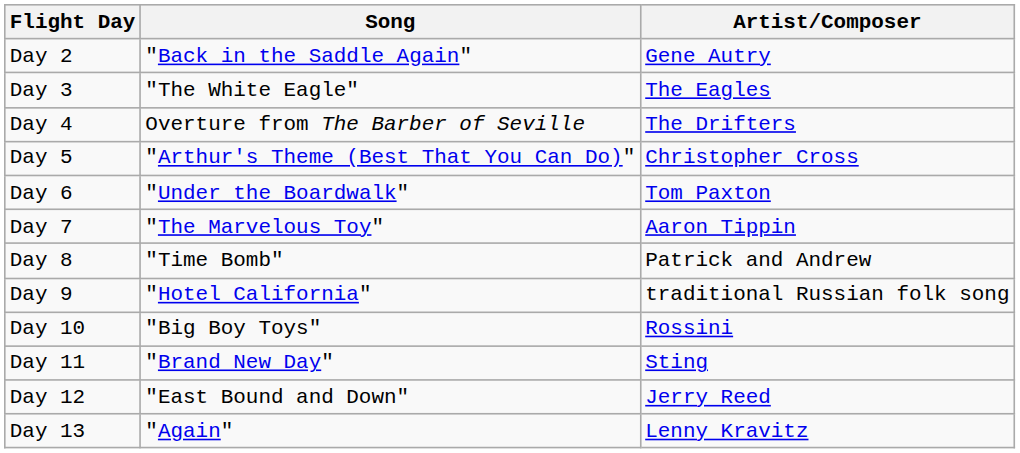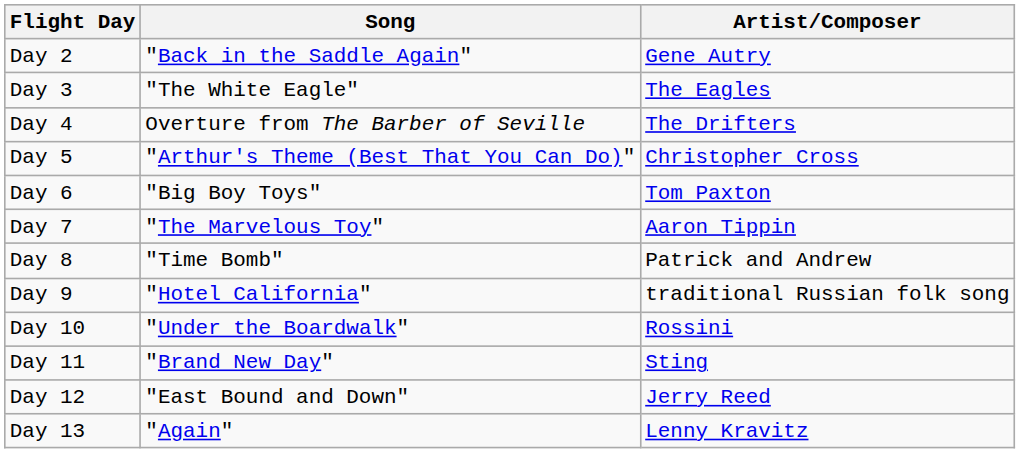(277, 192) "Under the Boardwalk" -> (233, 192) "Big Boy Toys"
(233, 329) "Big Boy Toys" -> (277, 329) "Under the Boardwalk"
